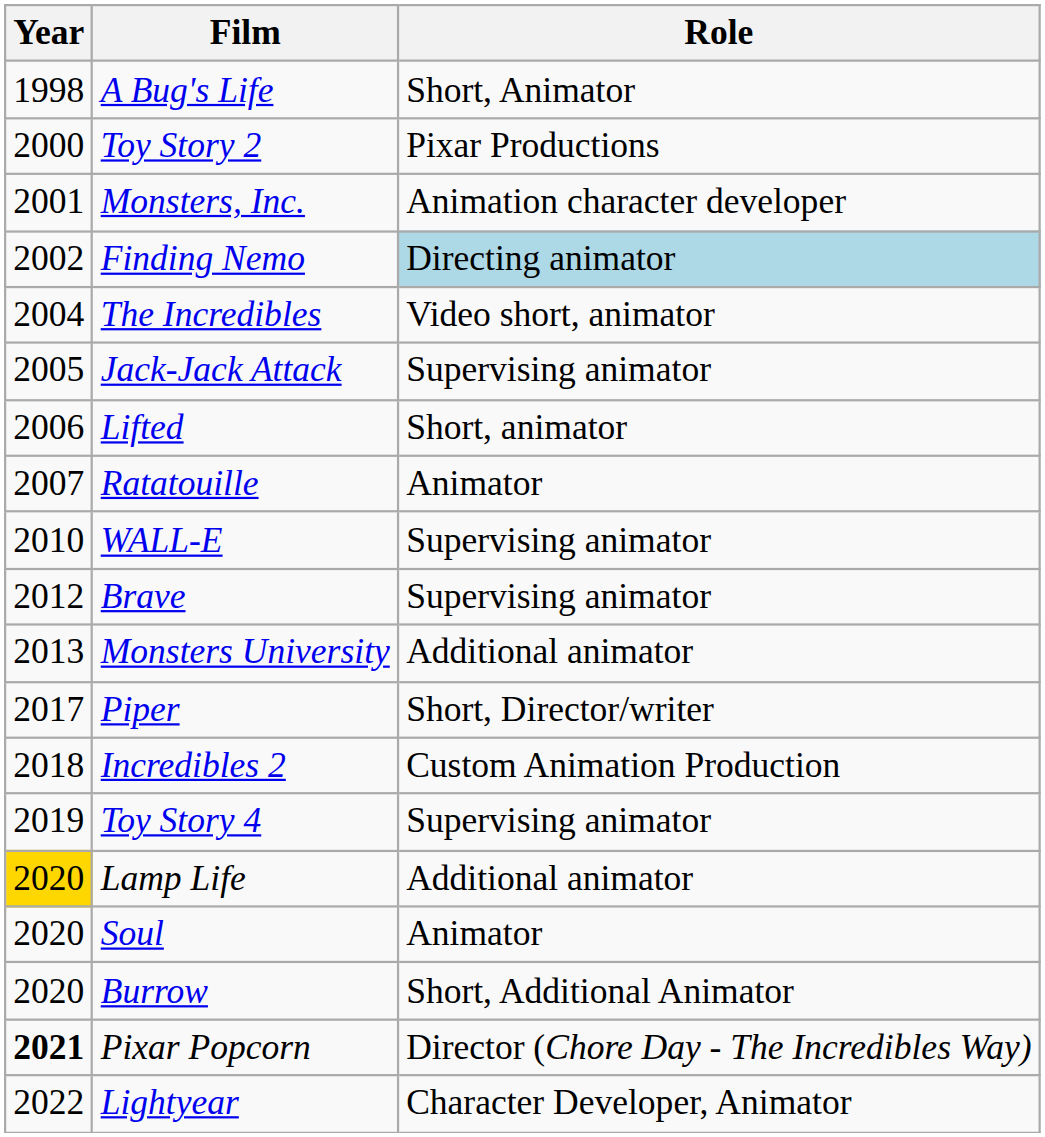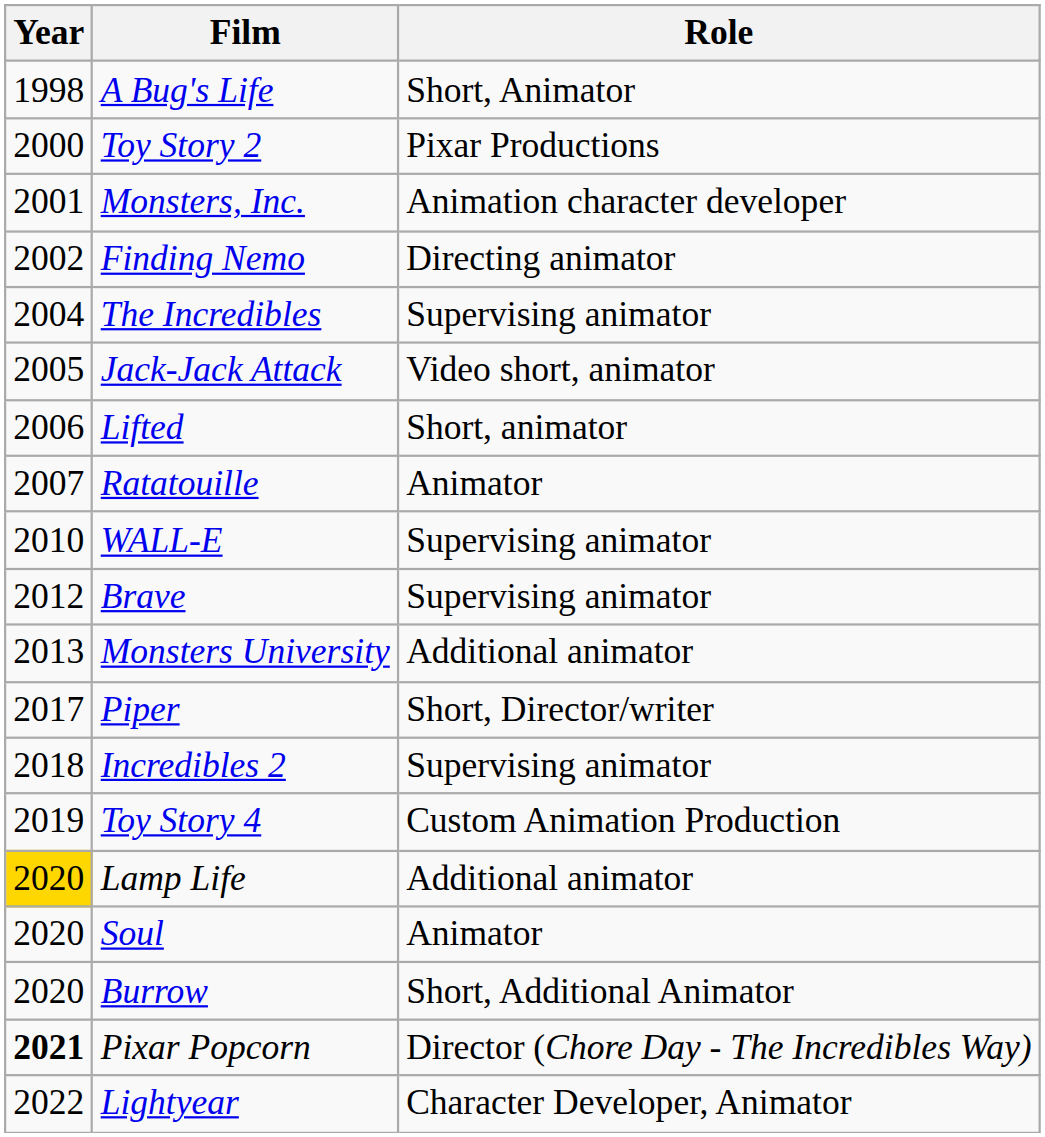(541, 257) lightblue background -> (541, 257) no background
(560, 314) Video short, animator -> (559, 314) Supervising animator
(559, 370) Supervising animator -> (560, 370) Video short, animator
(623, 764) Custom Animation Production -> (559, 764) Supervising animator
(559, 821) Supervising animator -> (623, 821) Custom Animation Production
